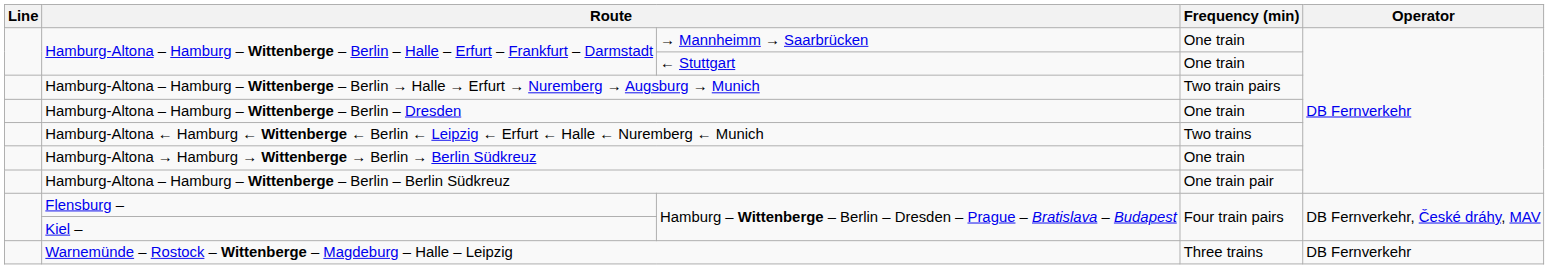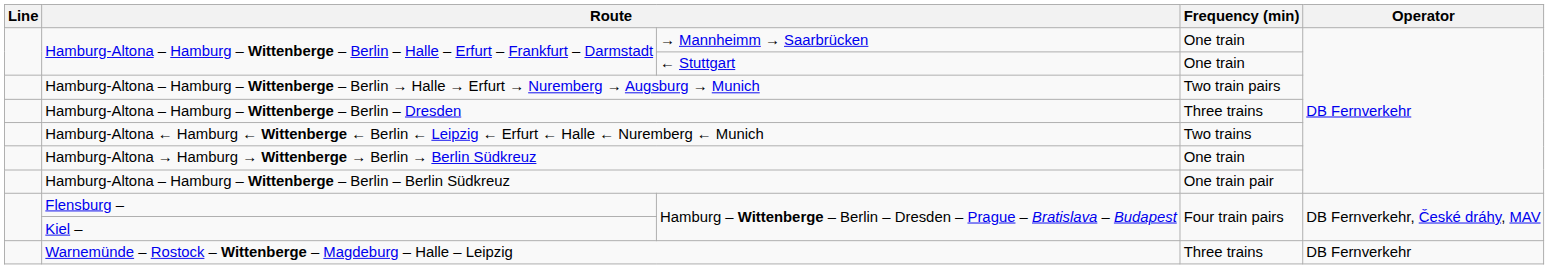(1214, 110) One train -> (1223, 110) Three trains
